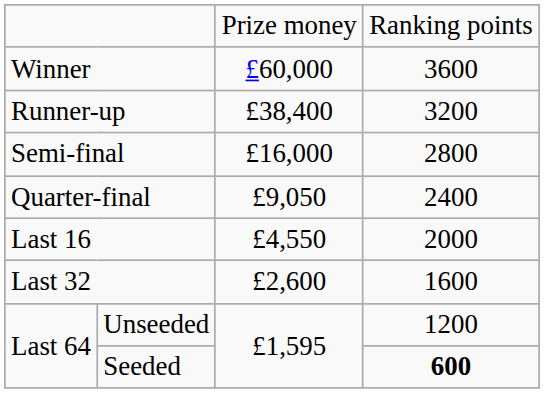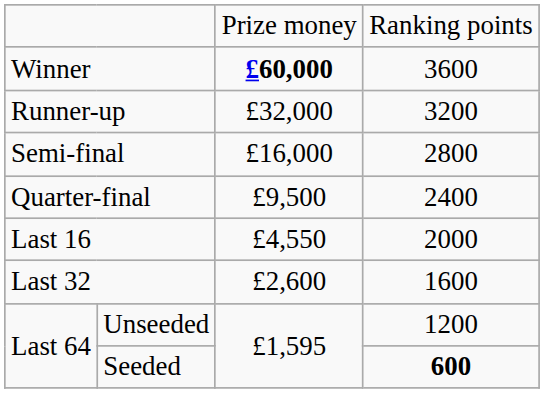(289, 68) normal -> (289, 68) bold
(289, 111) £38,400 -> (289, 111) £32,000
(289, 196) £9,050 -> (289, 196) £9,500
